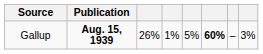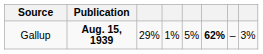(149, 35) 26% -> (149, 35) 29%
(215, 35) 60% -> (215, 35) 62%
